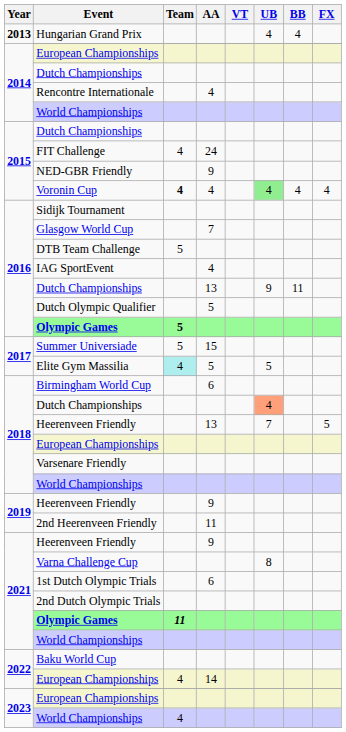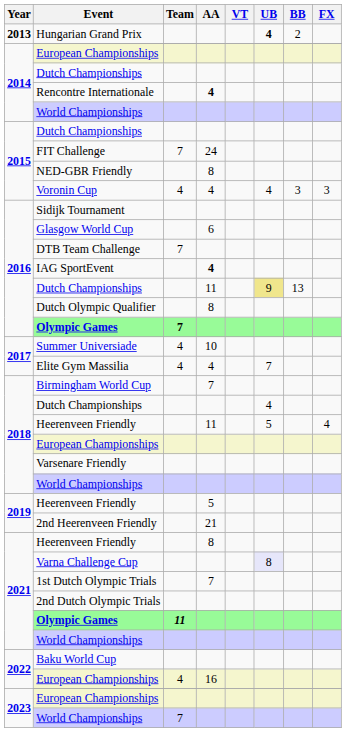(269, 34) normal -> (269, 34) bold
(298, 34) 4 -> (298, 34) 2
(211, 92) normal -> (211, 92) bold
(180, 151) 4 -> (180, 151) 7
(211, 170) 9 -> (211, 170) 8
(180, 190) bold -> (180, 190) normal
(269, 190) lightgreen background -> (269, 190) no background
(298, 190) 4 -> (298, 190) 3
(327, 190) 4 -> (327, 190) 3
(211, 229) 7 -> (211, 229) 6
(180, 249) 5 -> (180, 249) 7
(211, 268) normal -> (211, 268) bold
(211, 288) 13 -> (211, 288) 11
(269, 288) no background -> (269, 288) khaki background
(298, 288) 11 -> (298, 288) 13
(211, 307) 5 -> (211, 307) 8
(180, 327) 5 -> (180, 327) 7
(180, 346) 5 -> (180, 346) 4
(211, 346) 15 -> (211, 346) 10
(180, 366) paleturquoise background -> (180, 366) no background
(211, 366) 5 -> (211, 366) 4
(269, 366) 5 -> (269, 366) 7
(211, 385) 6 -> (211, 385) 7
(269, 405) lightsalmon background -> (269, 405) no background
(211, 424) 13 -> (211, 424) 11
(269, 424) 7 -> (269, 424) 5
(327, 424) 5 -> (327, 424) 4
(211, 503) 9 -> (211, 503) 5
(211, 522) 11 -> (211, 522) 21
(211, 542) 9 -> (211, 542) 8
(269, 561) no background -> (269, 561) lavender background
(211, 581) 6 -> (211, 581) 7
(211, 679) 14 -> (211, 679) 16
(180, 718) 4 -> (180, 718) 7
